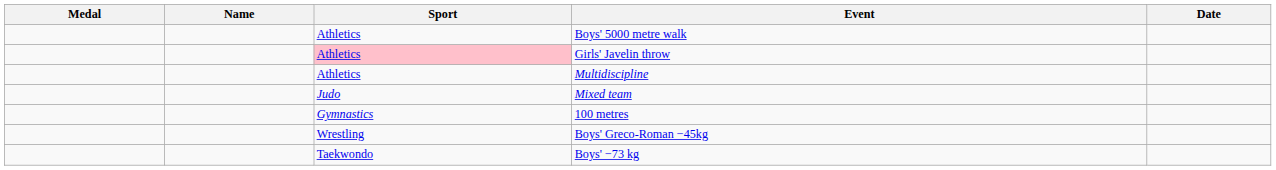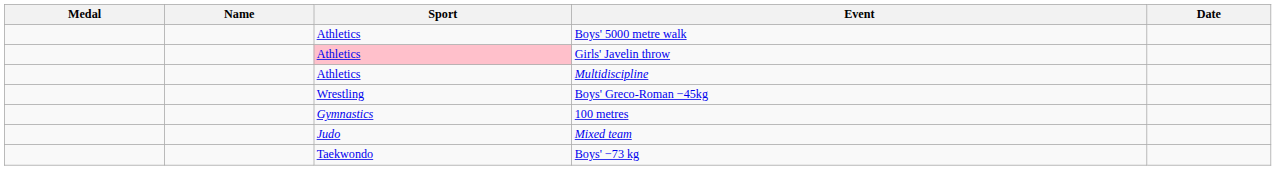rows swapped: (641, 135) <-> (603, 94)
